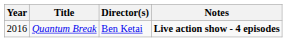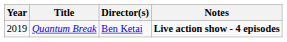(17, 28) 2016 -> (17, 28) 2019
